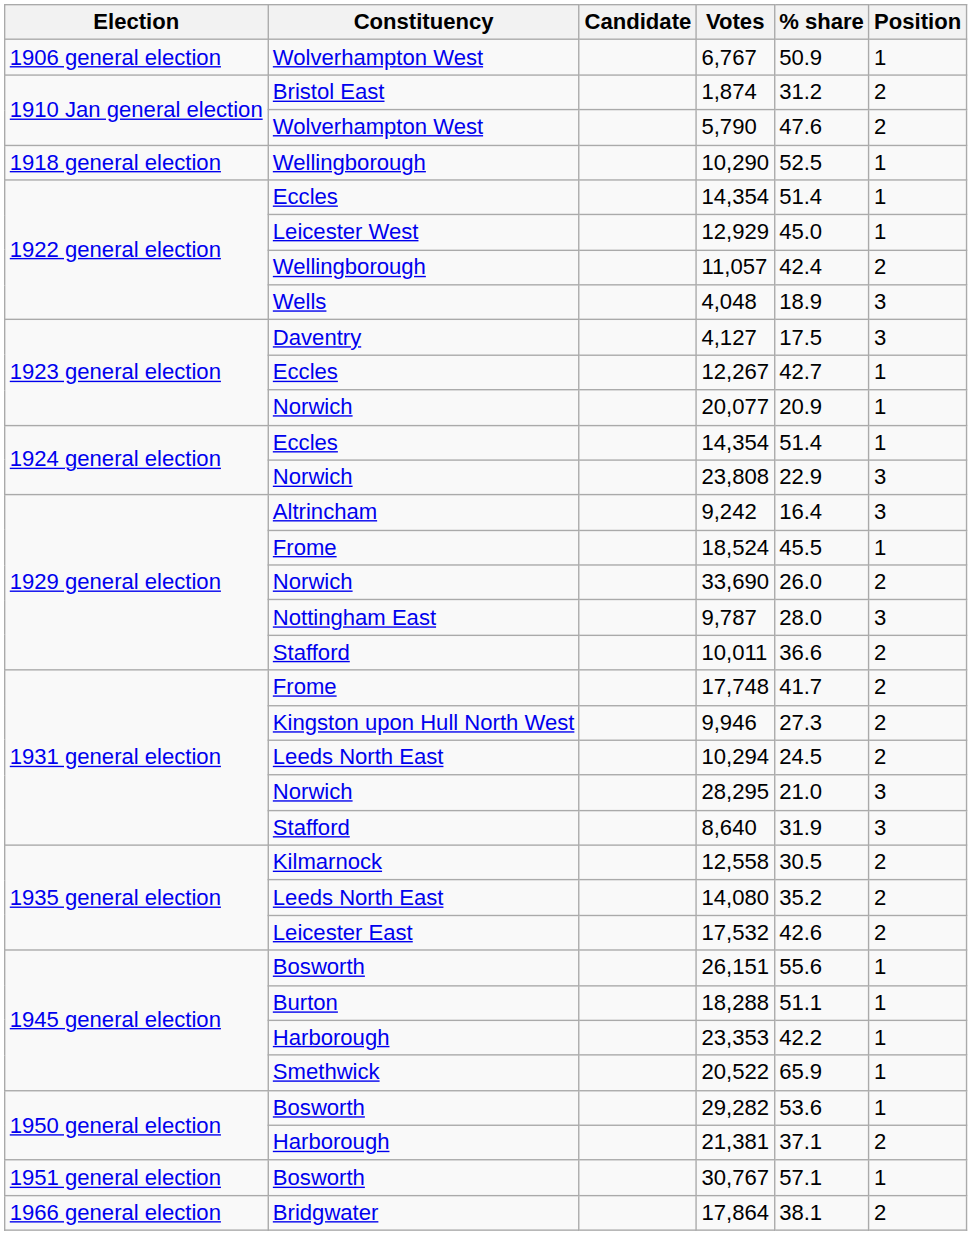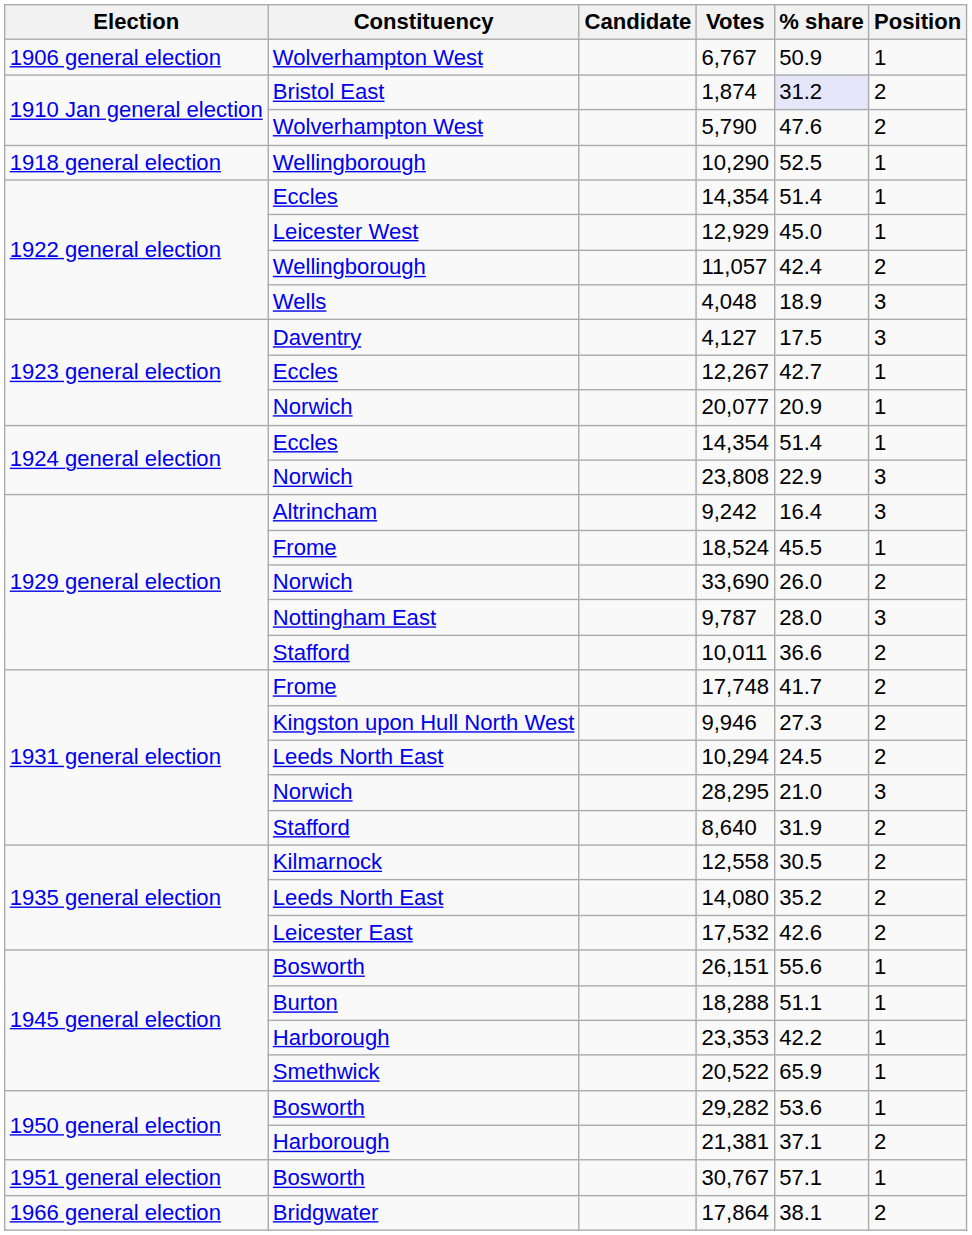(801, 92) no background -> (801, 92) lavender background
(880, 827) 3 -> (880, 827) 2
